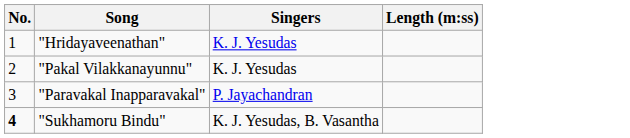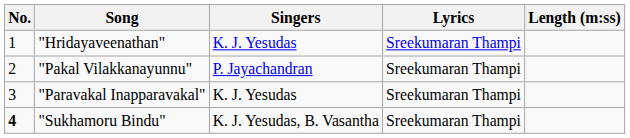+ column: (454, 17)
(255, 69) K. J. Yesudas -> (263, 69) P. Jayachandran
(263, 95) P. Jayachandran -> (255, 95) K. J. Yesudas
